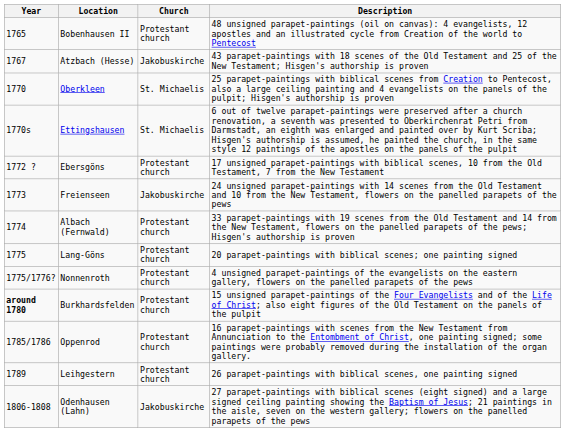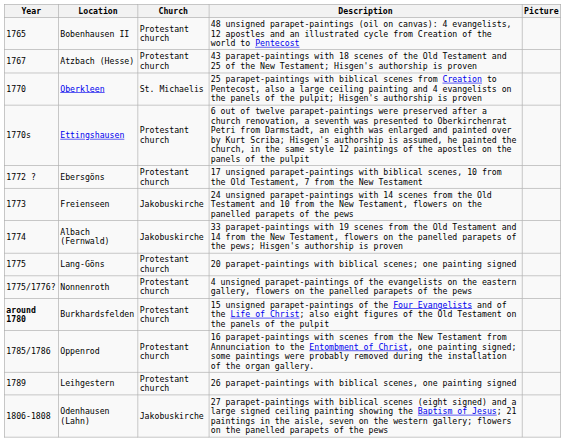+ column: (541, 11)
(172, 61) Jakobuskirche -> (164, 61) Protestant church
(172, 131) St. Michaelis -> (164, 135) Protestant church
(165, 227) Protestant church -> (172, 237) Jakobuskirche
